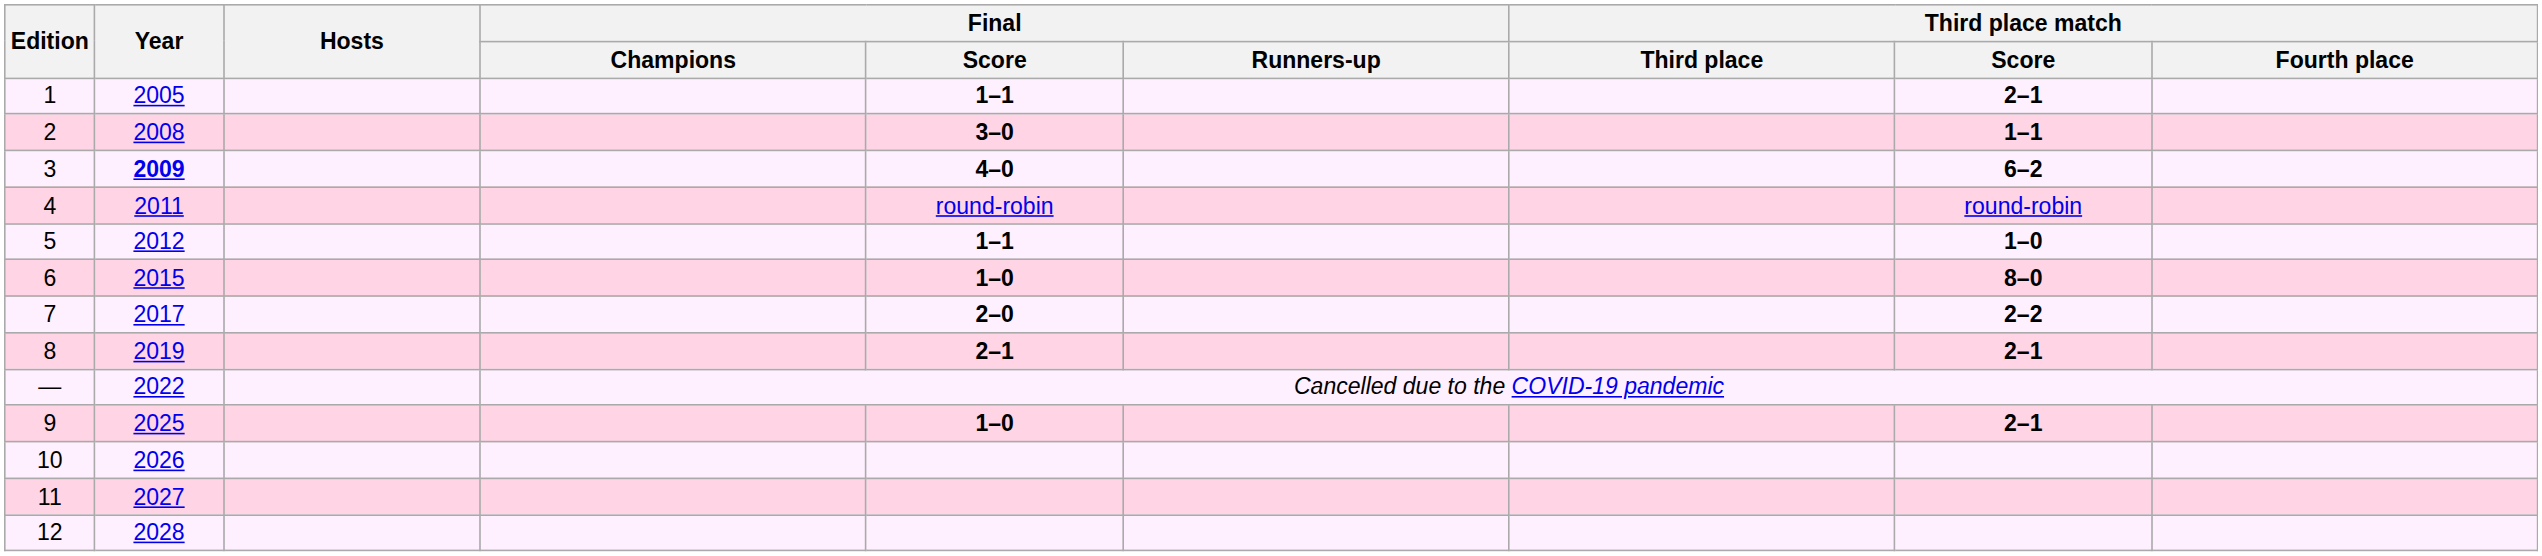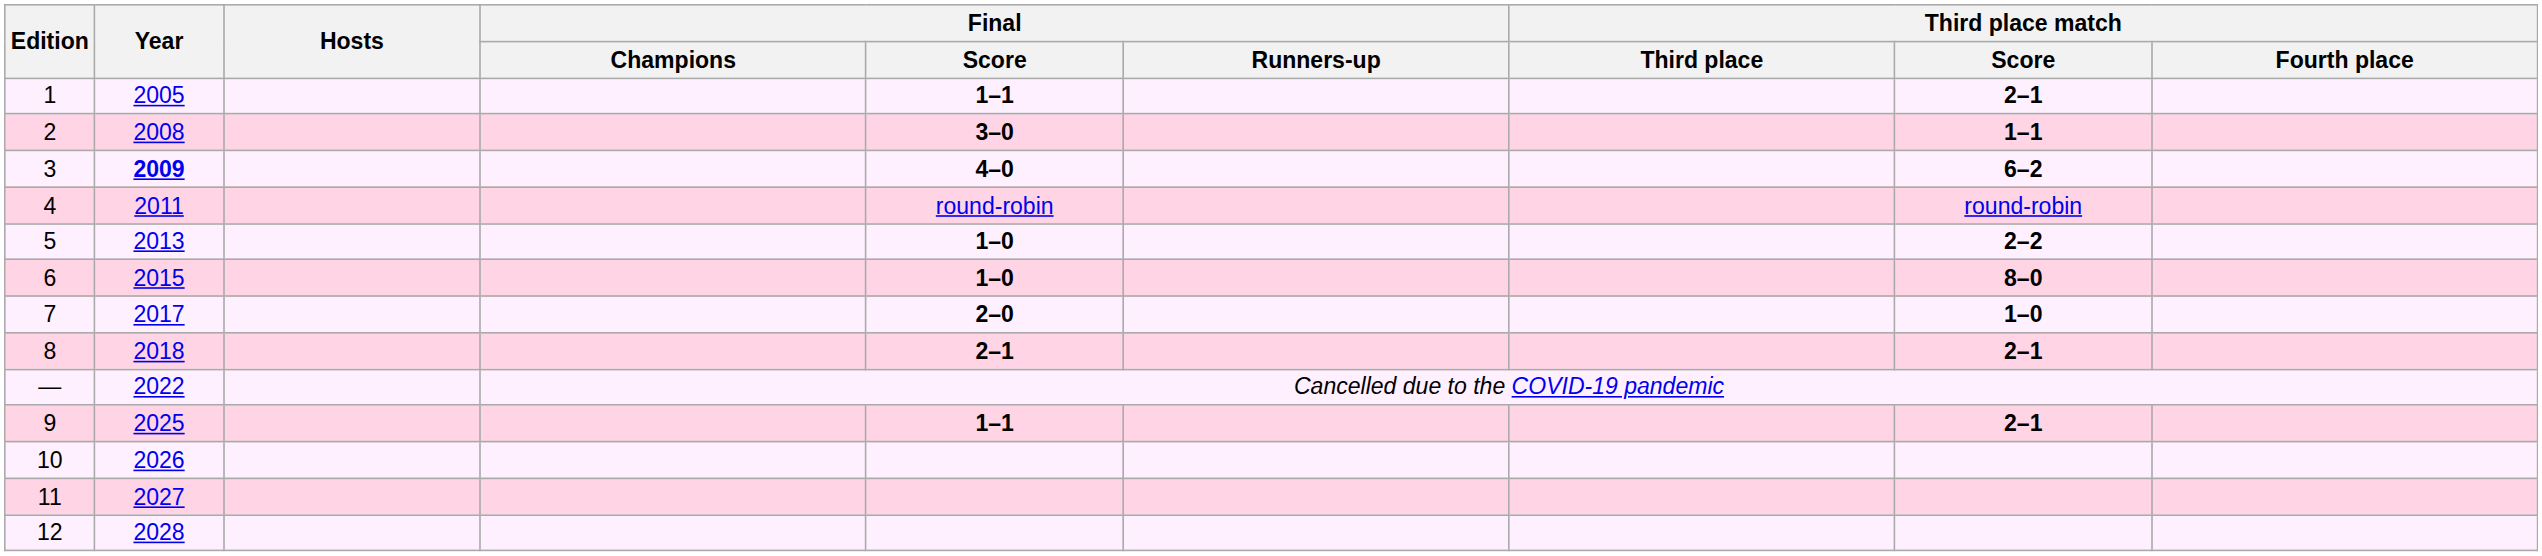(159, 242) 2012 -> (159, 242) 2013
(995, 242) 1–1 -> (995, 242) 1–0
(2023, 242) 1–0 -> (2023, 242) 2–2
(2023, 315) 2–2 -> (2023, 315) 1–0
(159, 351) 2019 -> (159, 351) 2018
(995, 424) 1–0 -> (995, 424) 1–1
